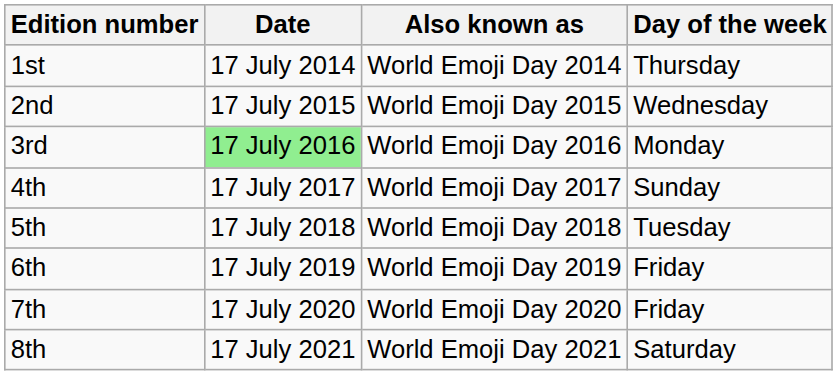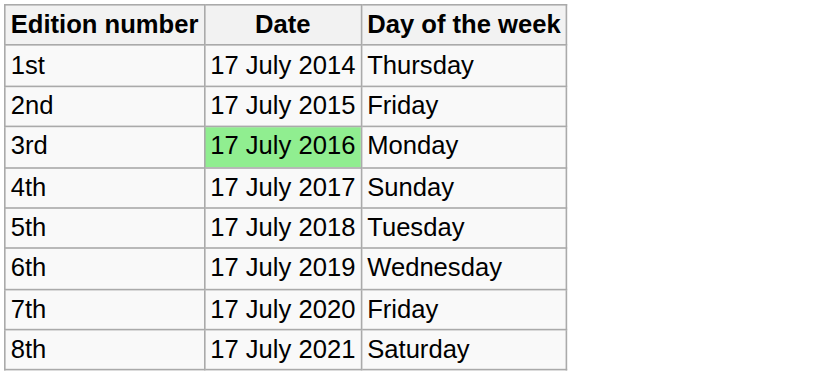- column: (494, 24)
(701, 106) Wednesday -> (403, 106) Friday
(669, 268) Friday -> (435, 268) Wednesday
